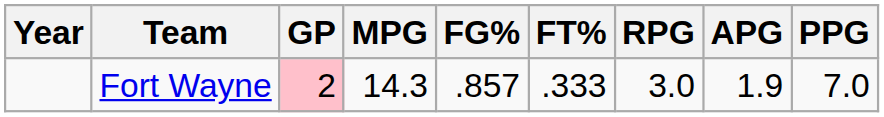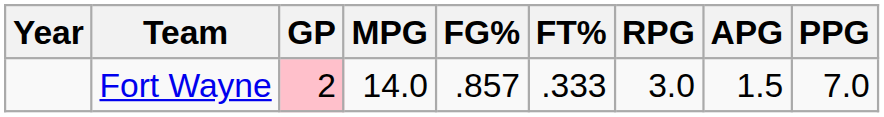(395, 85) 14.3 -> (395, 85) 14.0
(760, 85) 1.9 -> (760, 85) 1.5
